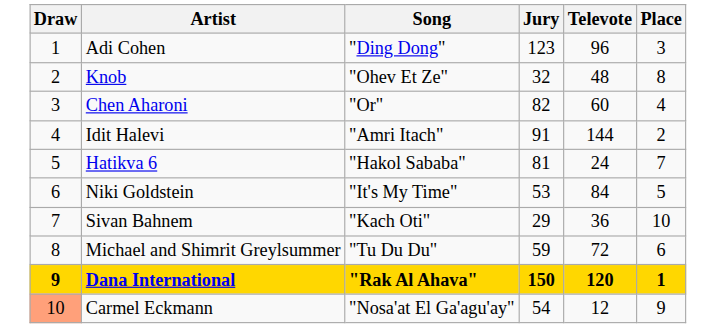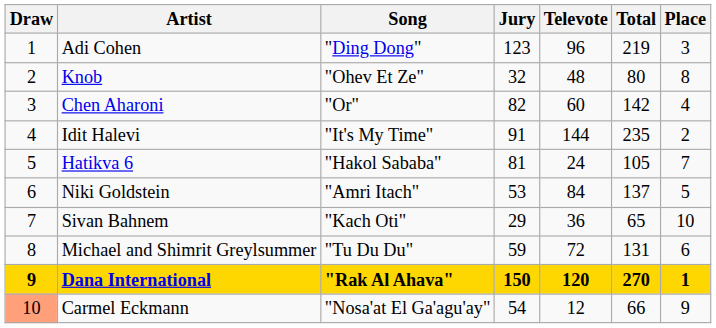+ column: (636, 18)
(396, 134) "Amri Itach" -> (379, 134) "It's My Time"
(403, 192) "It's My Time" -> (372, 192) "Amri Itach"
